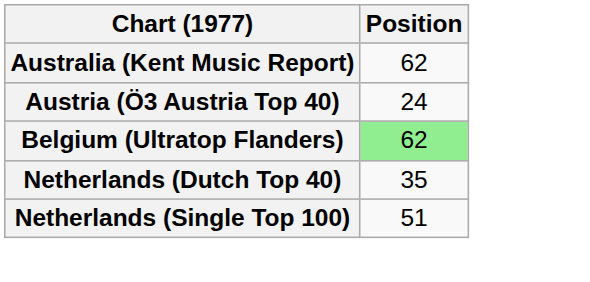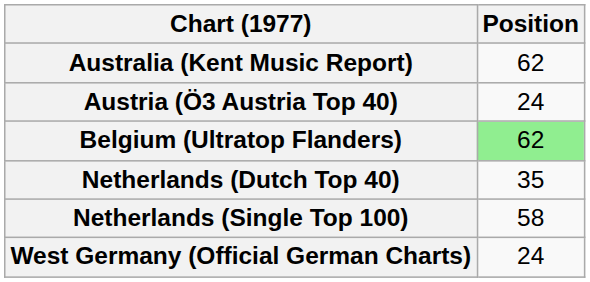(414, 218) 51 -> (531, 218) 58
+ row: (241, 256)
